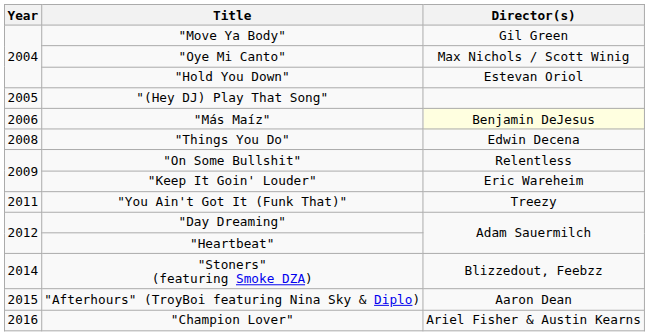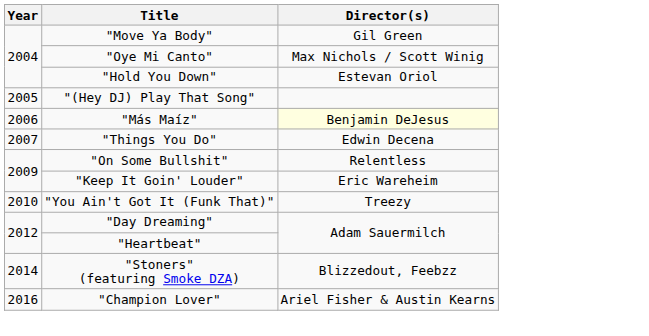(23, 139) 2008 -> (23, 139) 2007
(23, 202) 2011 -> (23, 202) 2010
- row: (232, 300)
